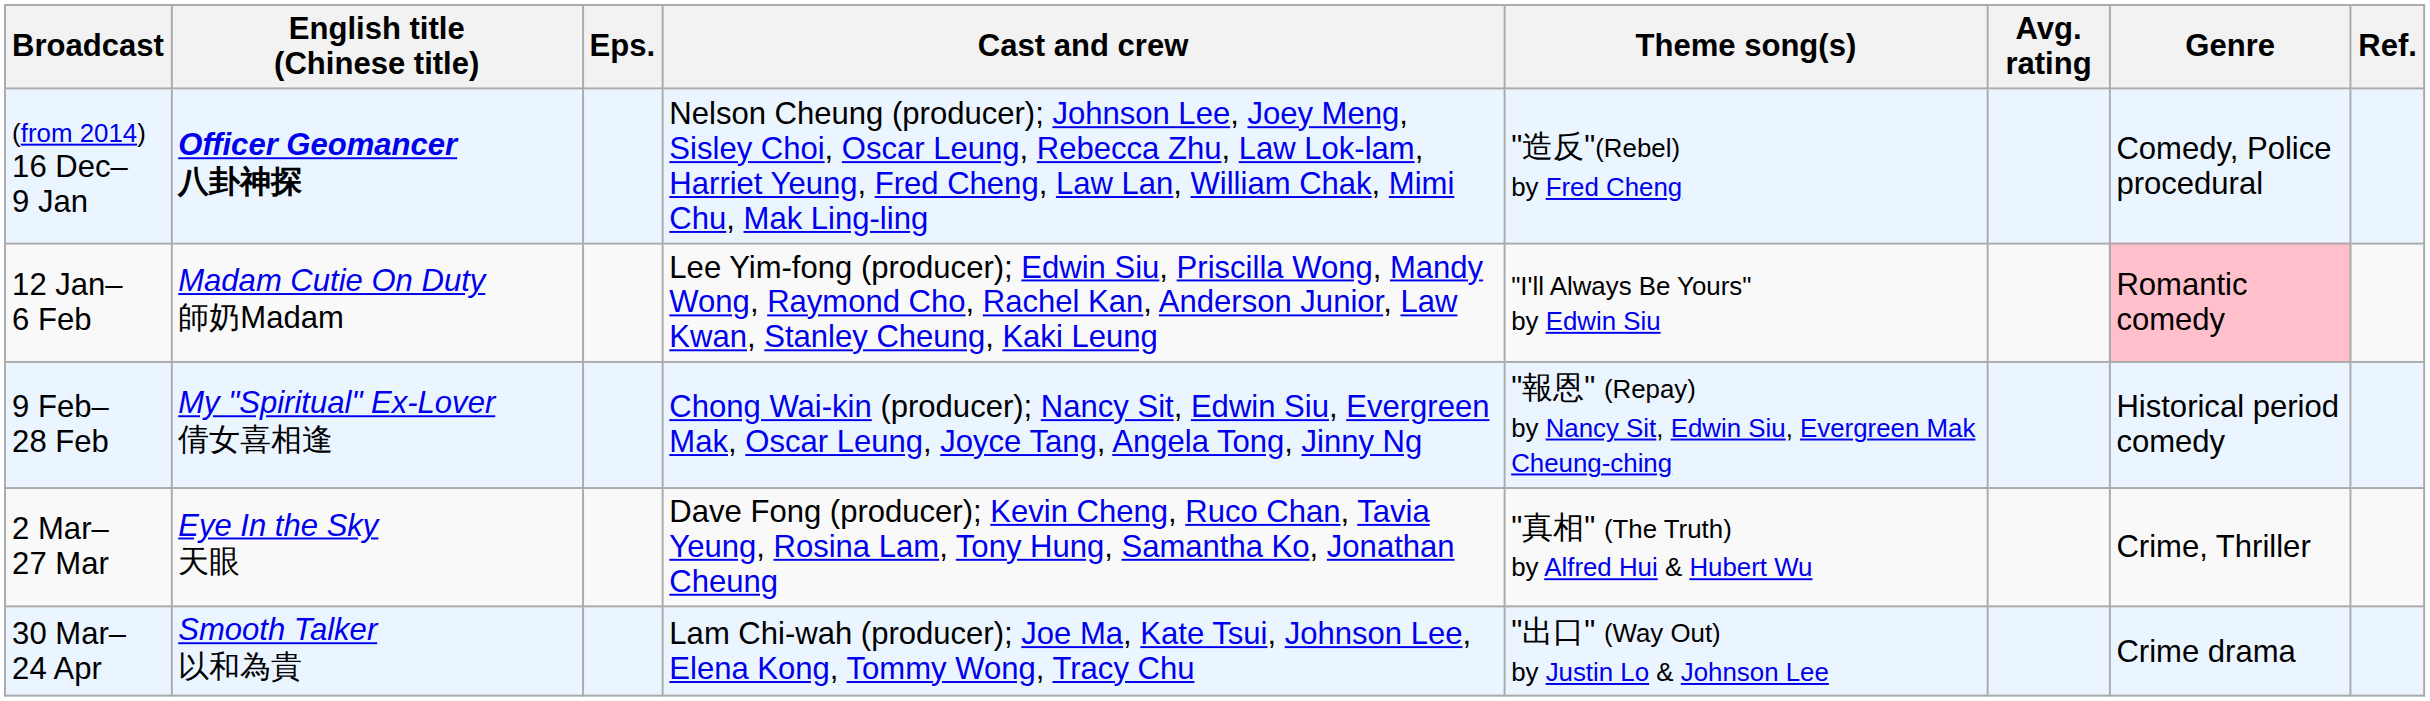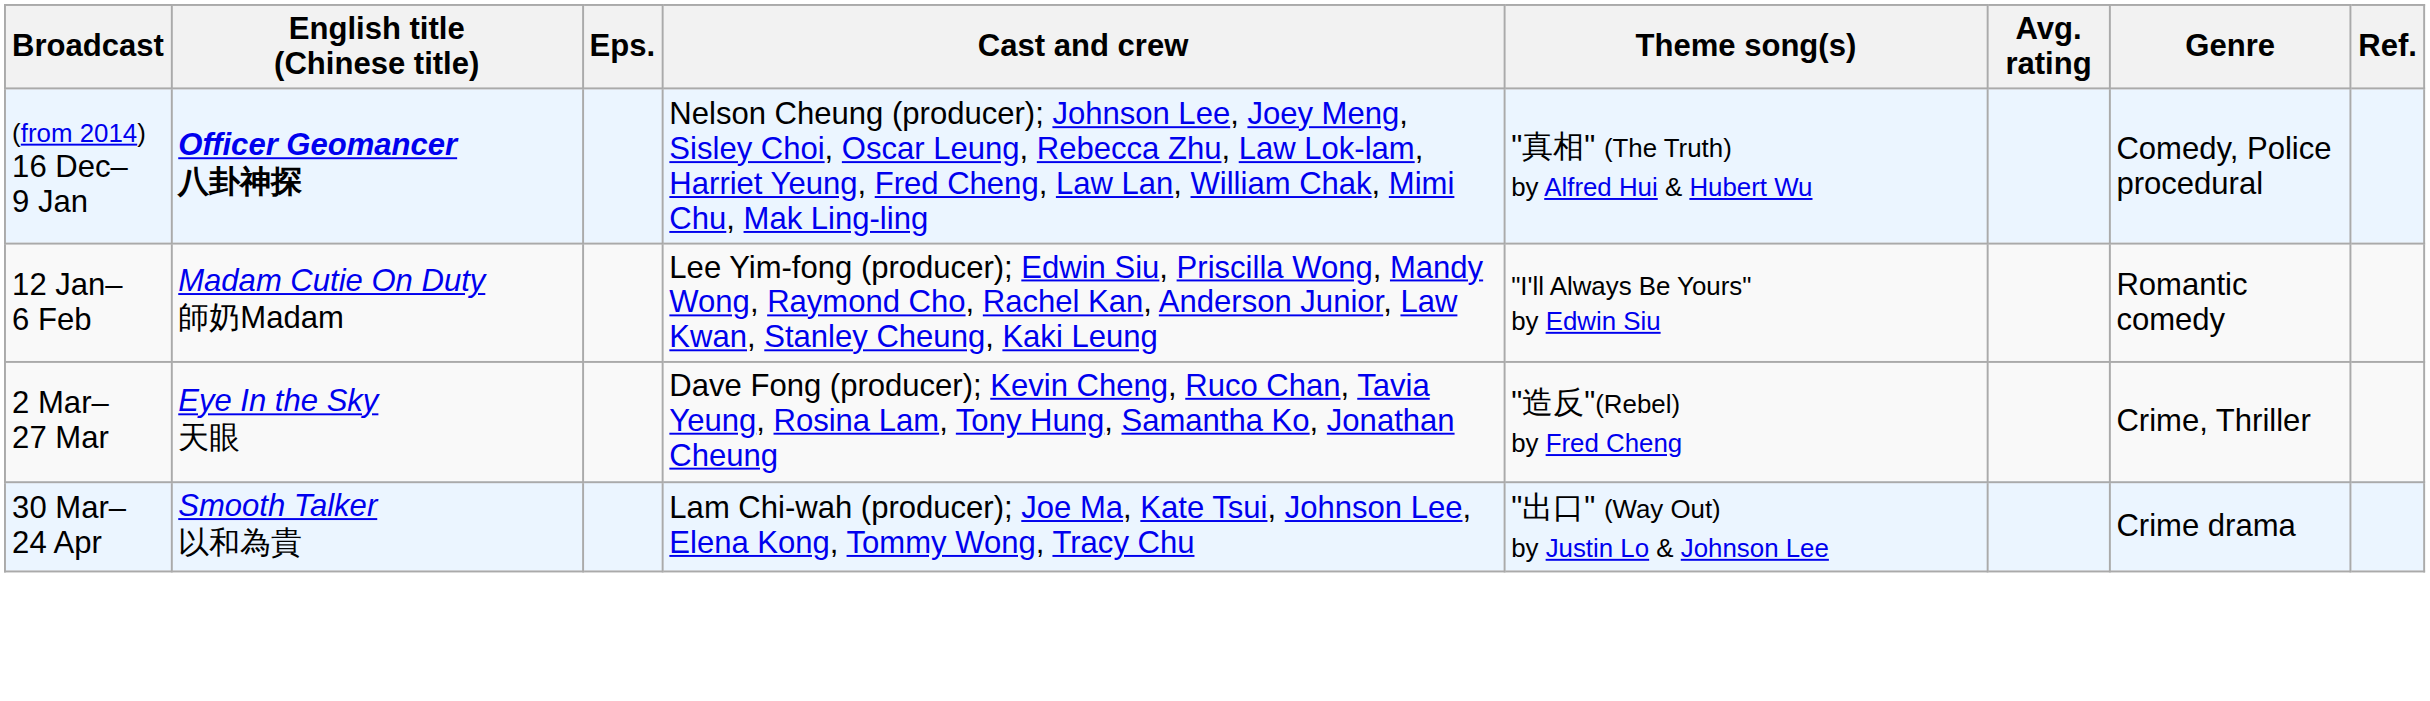(1597, 166) "造反"(Rebel) by Fred Cheng -> (1662, 166) "真相" (The Truth) by Alfred Hui & Hubert Wu
(2182, 302) pink background -> (2182, 302) no background
- row: (60, 424)
(1662, 547) "真相" (The Truth) by Alfred Hui & Hubert Wu -> (1597, 422) "造反"(Rebel) by Fred Cheng
